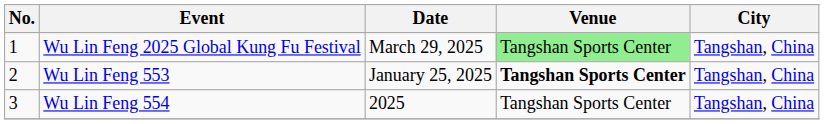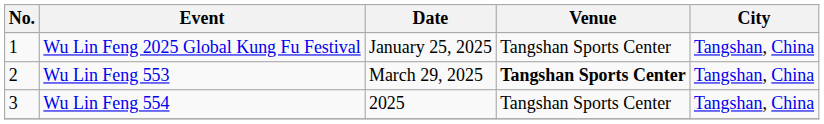(426, 47) March 29, 2025 -> (430, 47) January 25, 2025
(586, 47) lightgreen background -> (586, 47) no background
(430, 75) January 25, 2025 -> (426, 75) March 29, 2025
